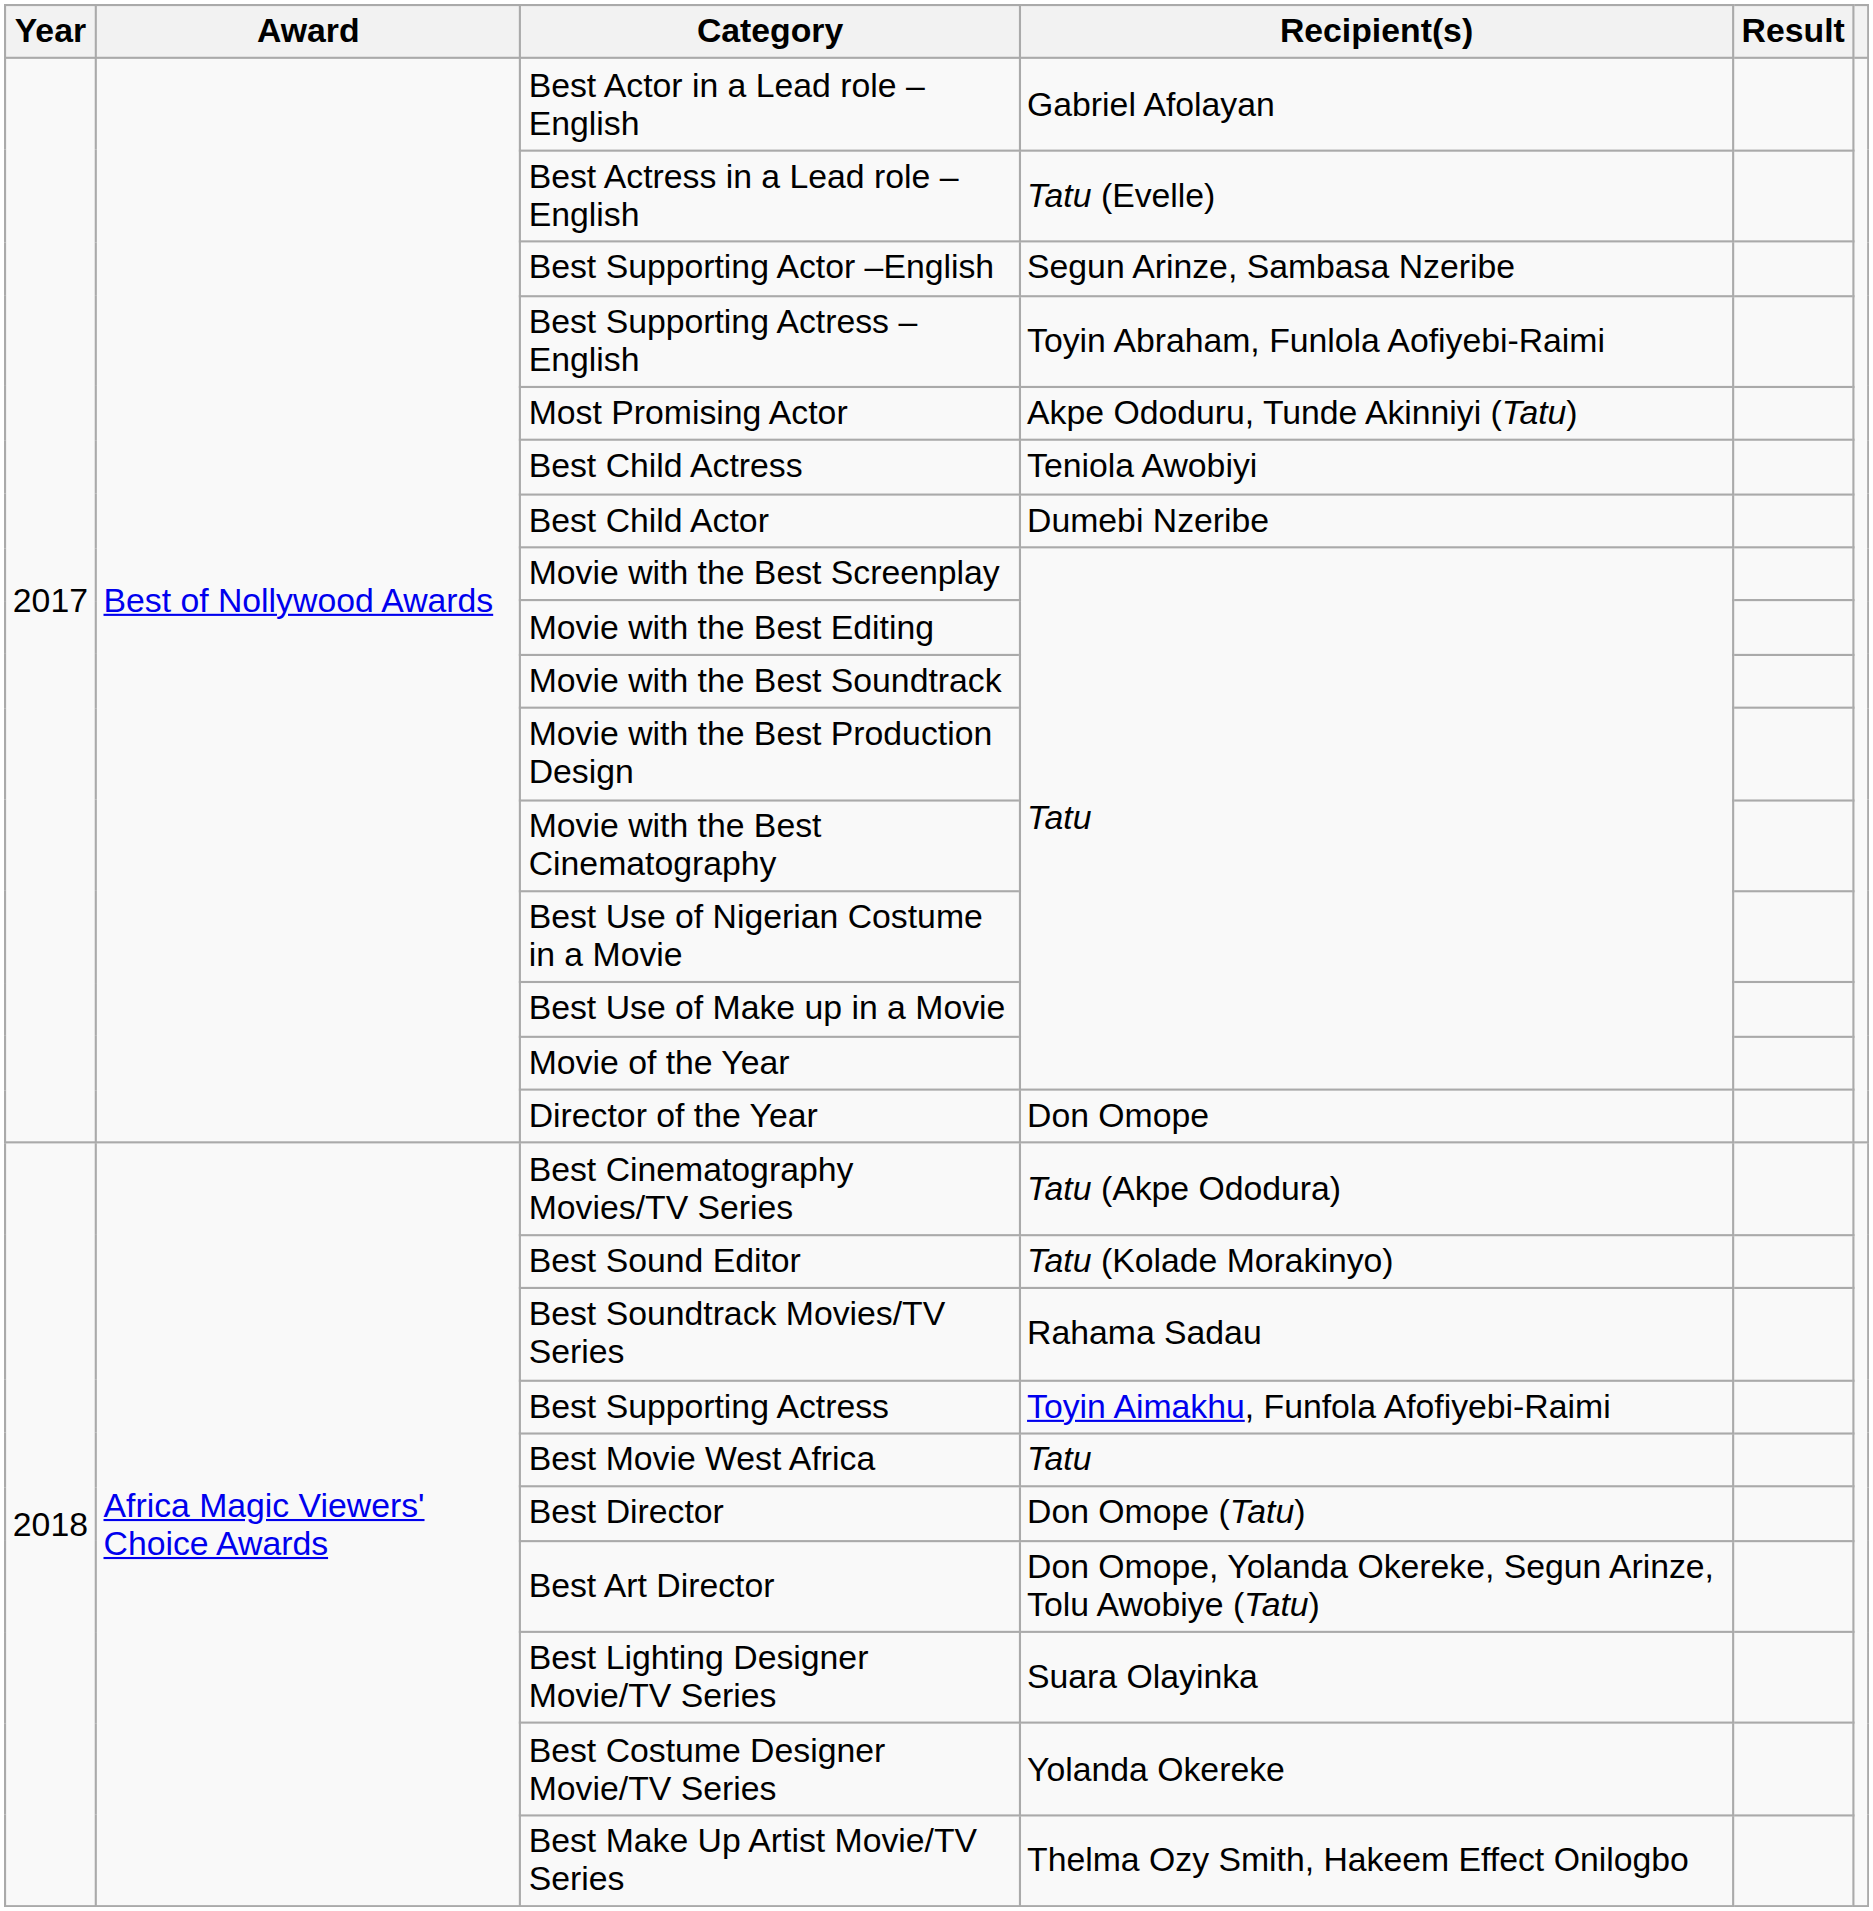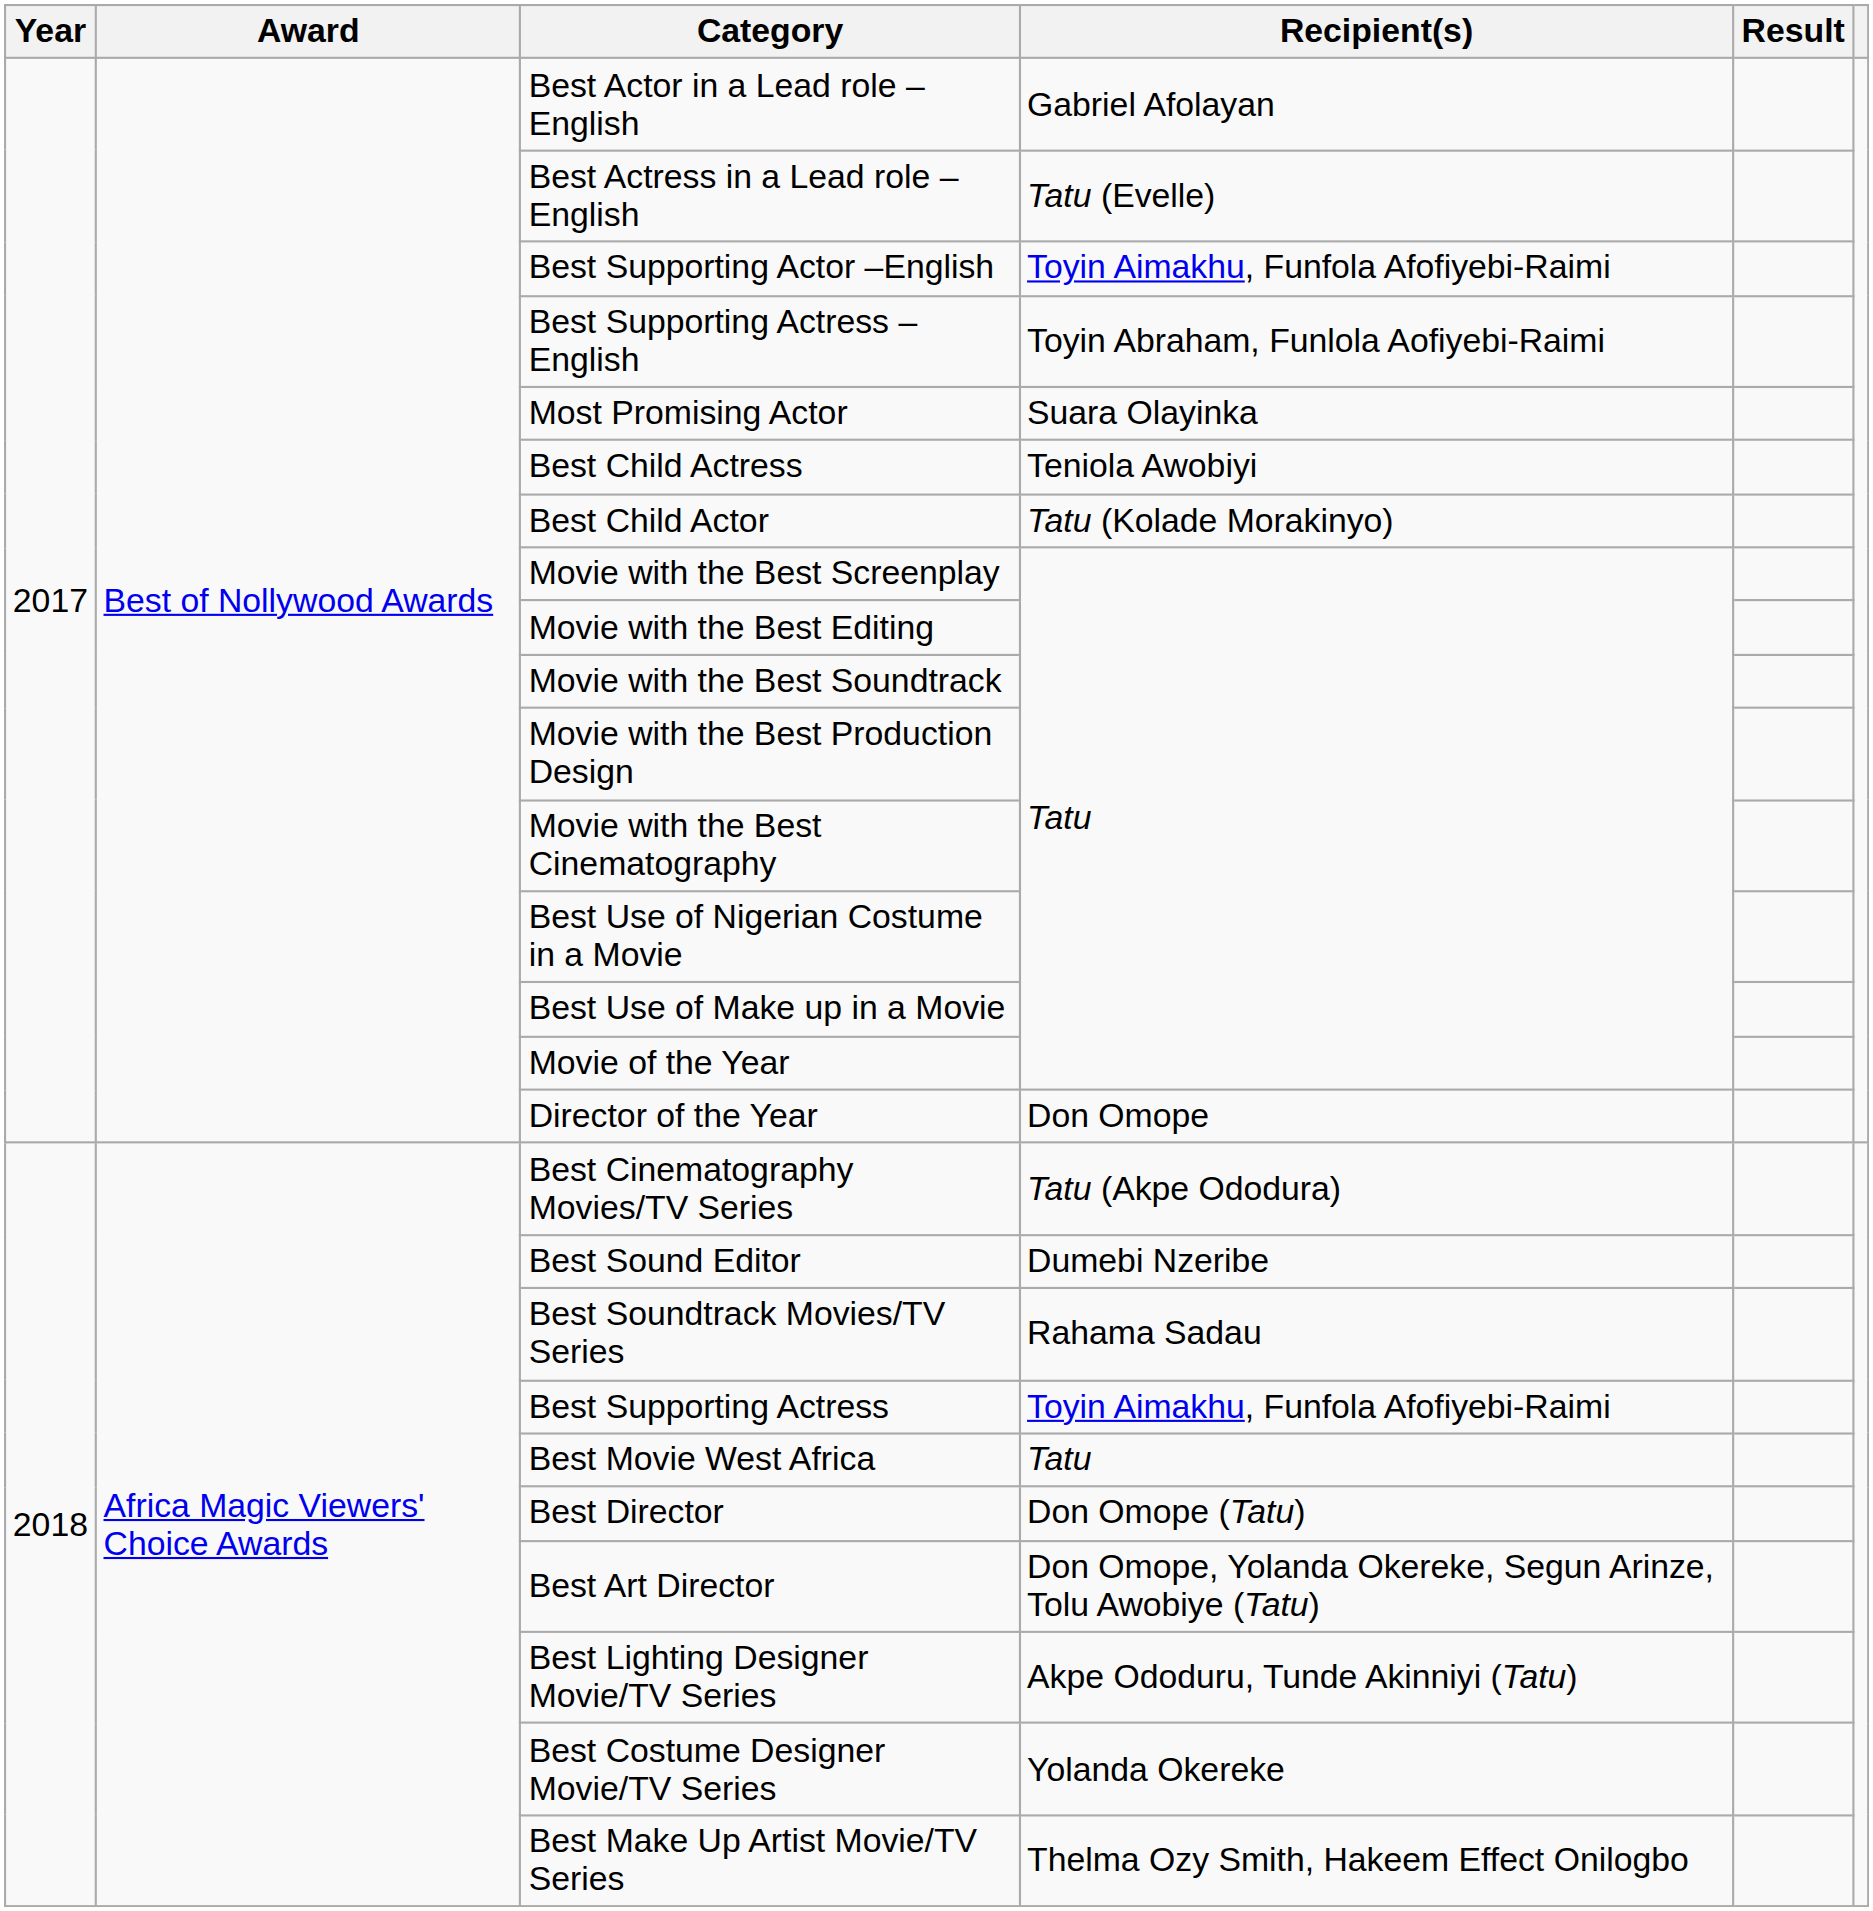(1271, 267) Segun Arinze, Sambasa Nzeribe -> (1319, 267) Toyin Aimakhu, Funfola Afofiyebi-Raimi
(1302, 412) Akpe Ododuru, Tunde Akinniyi (Tatu) -> (1142, 412) Suara Olayinka
(1148, 519) Dumebi Nzeribe -> (1210, 519) Tatu (Kolade Morakinyo)
(1210, 1260) Tatu (Kolade Morakinyo) -> (1148, 1260) Dumebi Nzeribe
(1142, 1677) Suara Olayinka -> (1302, 1677) Akpe Ododuru, Tunde Akinniyi (Tatu)
